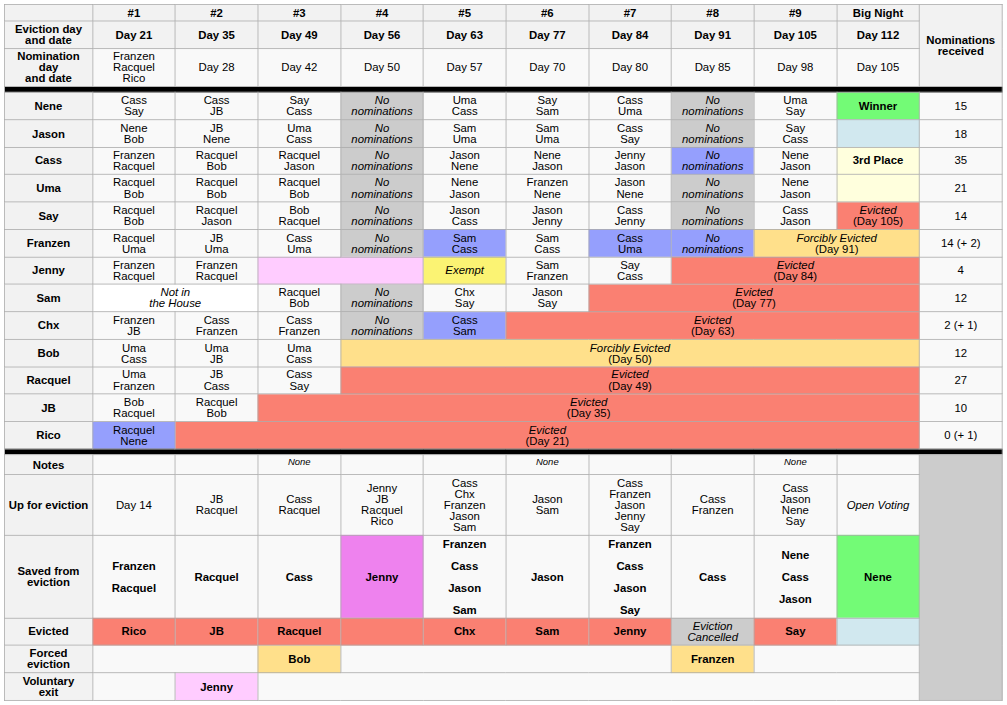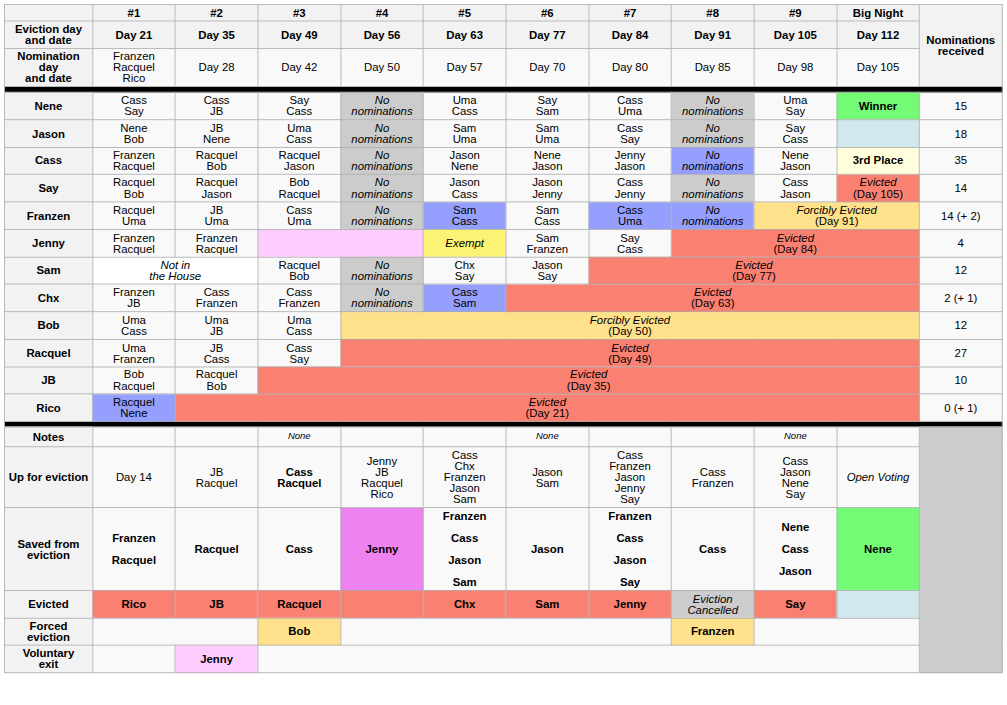- row: (48, 189)
(299, 505) normal -> (299, 478) bold
